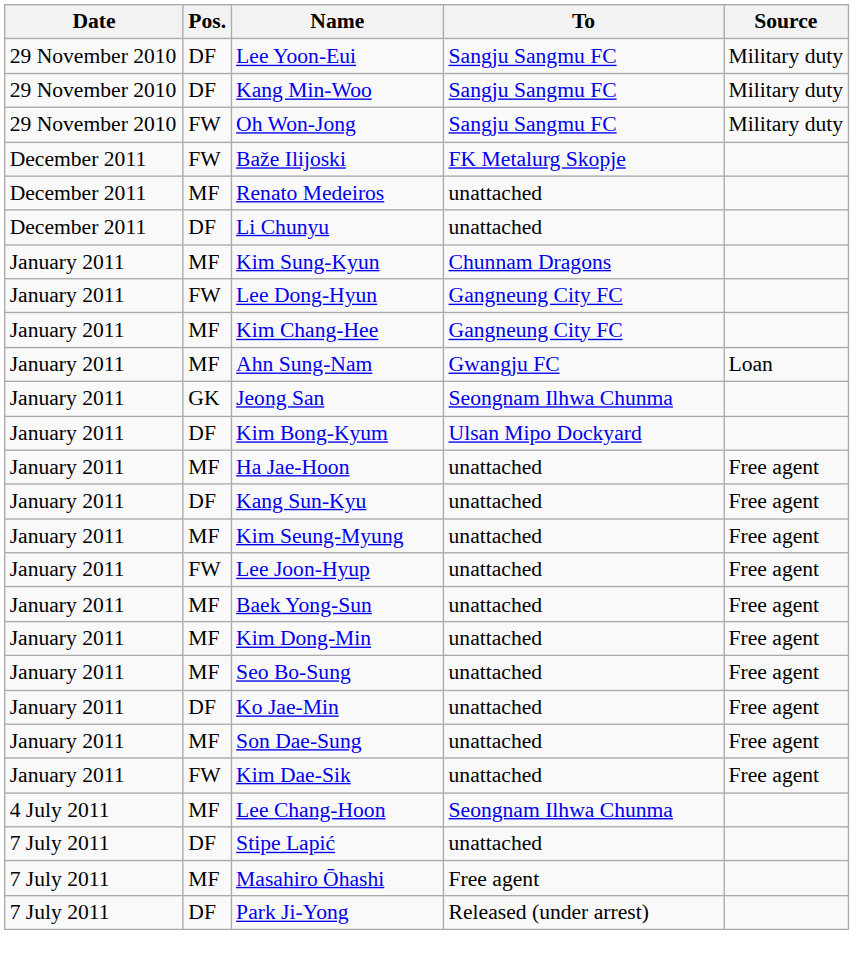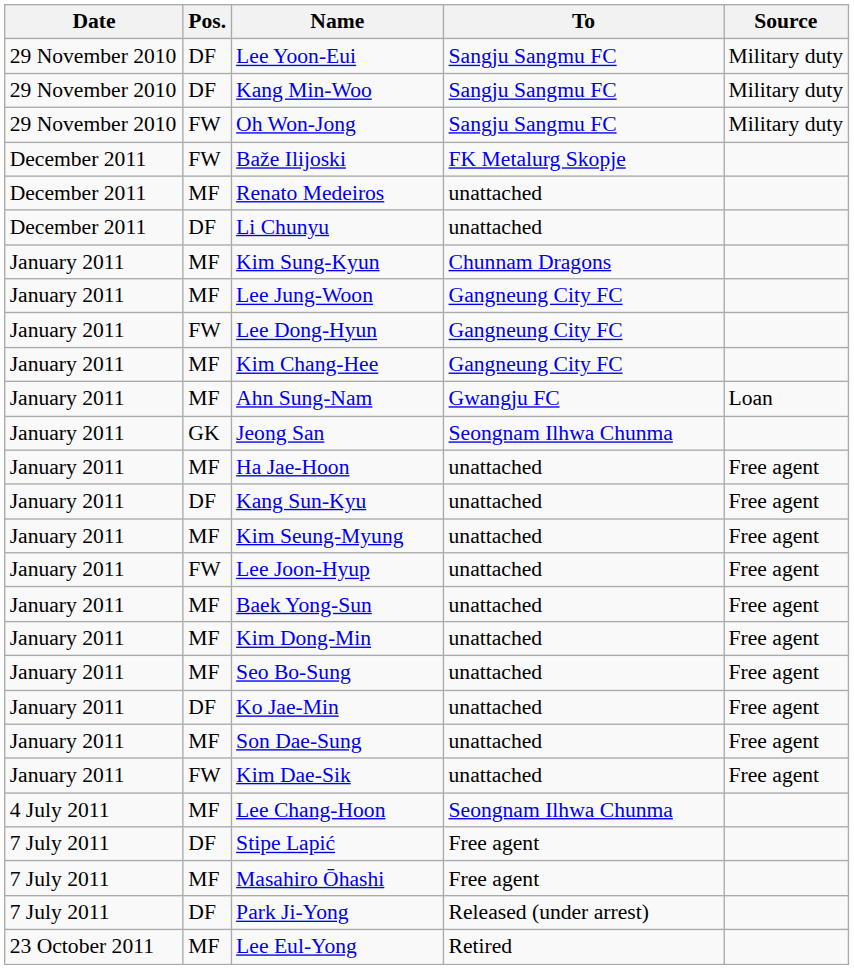+ row: (305, 295)
- row: (312, 432)
(495, 843) unattached -> (494, 843) Free agent
+ row: (297, 946)
